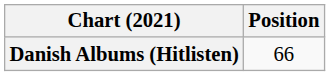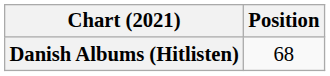(284, 53) 66 -> (284, 53) 68
